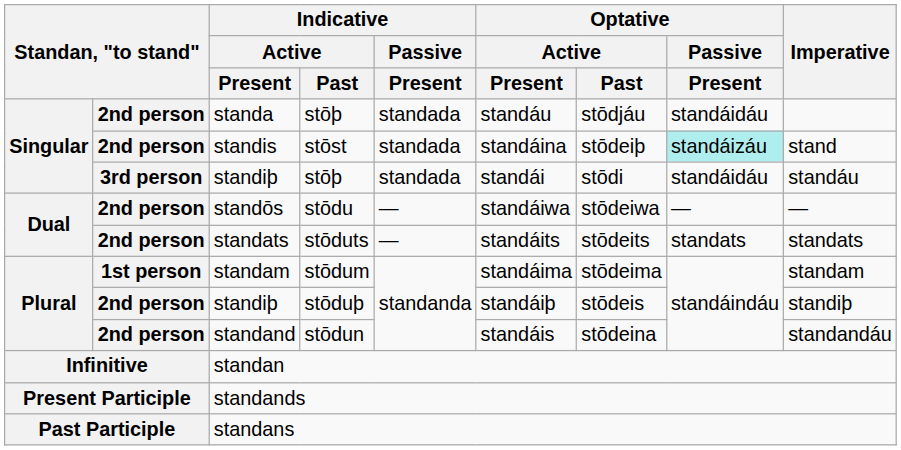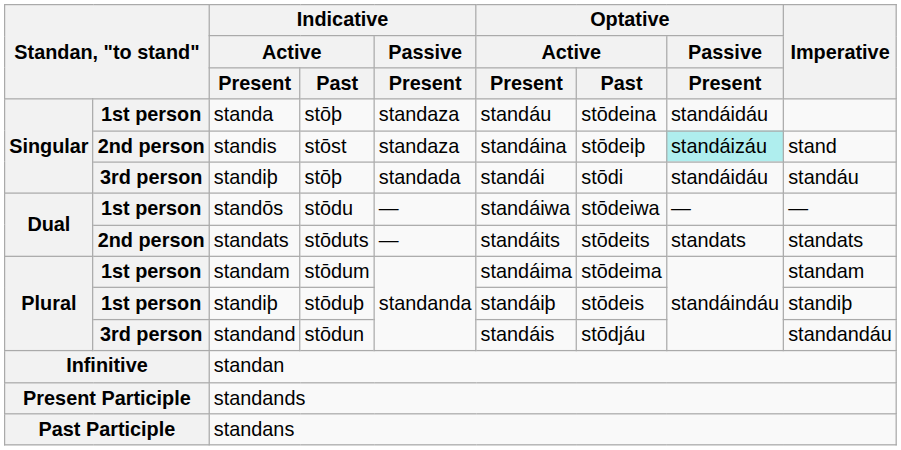(151, 114) 2nd person -> (151, 114) 1st person
(420, 114) standada -> (419, 114) standaza
(613, 114) stōdjáu -> (619, 114) stōdeina
(420, 146) standada -> (419, 146) standaza
(151, 209) 2nd person -> (151, 209) 1st person
(151, 303) 2nd person -> (151, 303) 1st person
(151, 334) 2nd person -> (151, 334) 3rd person
(619, 334) stōdeina -> (613, 334) stōdjáu
